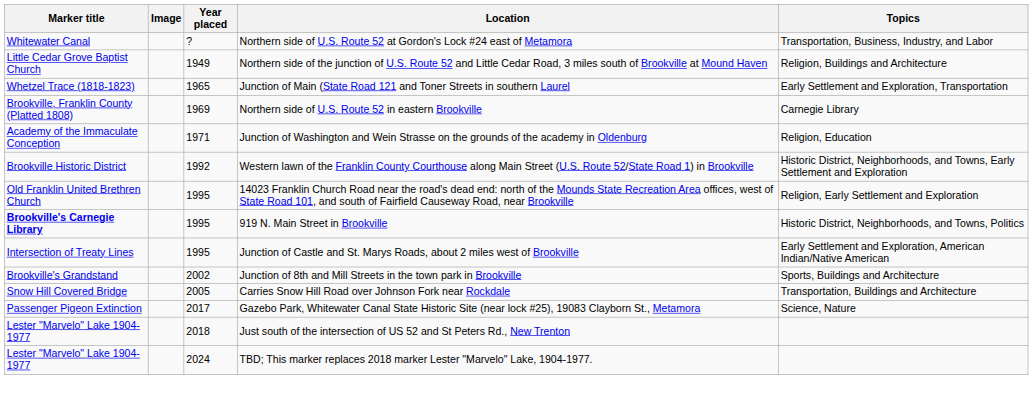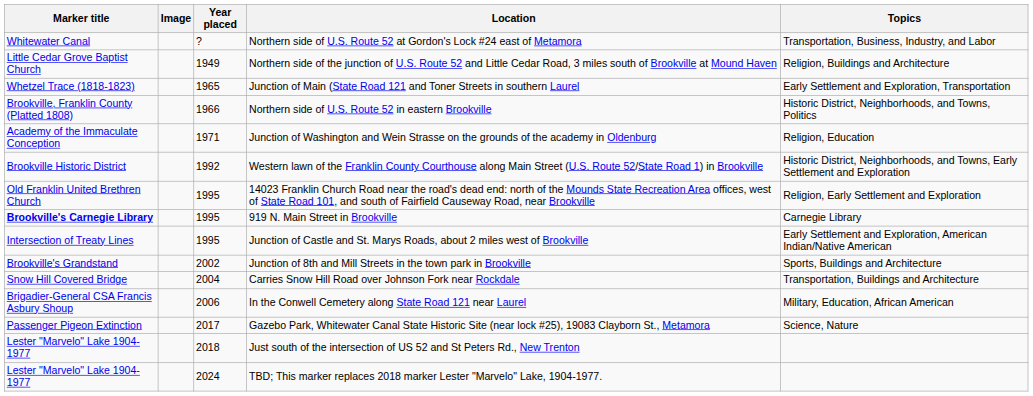(198, 109) 1969 -> (208, 109) 1966
(820, 109) Carnegie Library -> (887, 109) Historic District, Neighborhoods, and Towns, Politics
(902, 224) Historic District, Neighborhoods, and Towns, Politics -> (822, 218) Carnegie Library
(198, 292) 2005 -> (208, 280) 2004
+ row: (388, 302)
